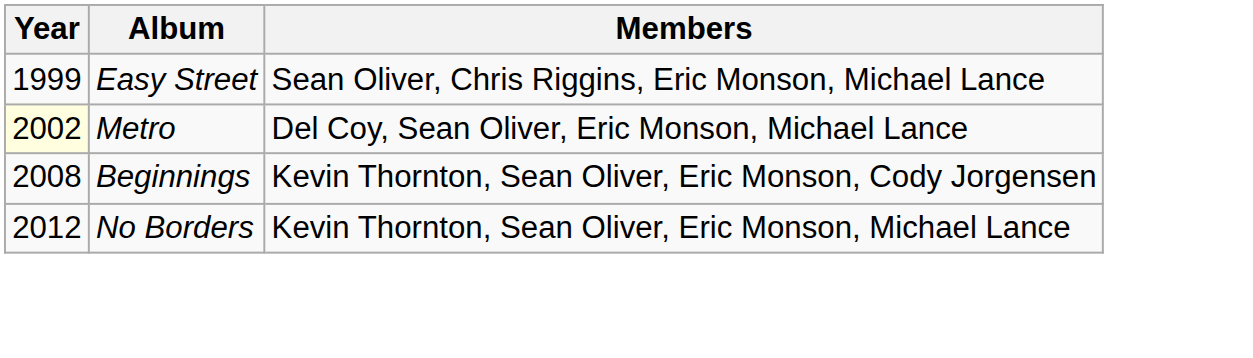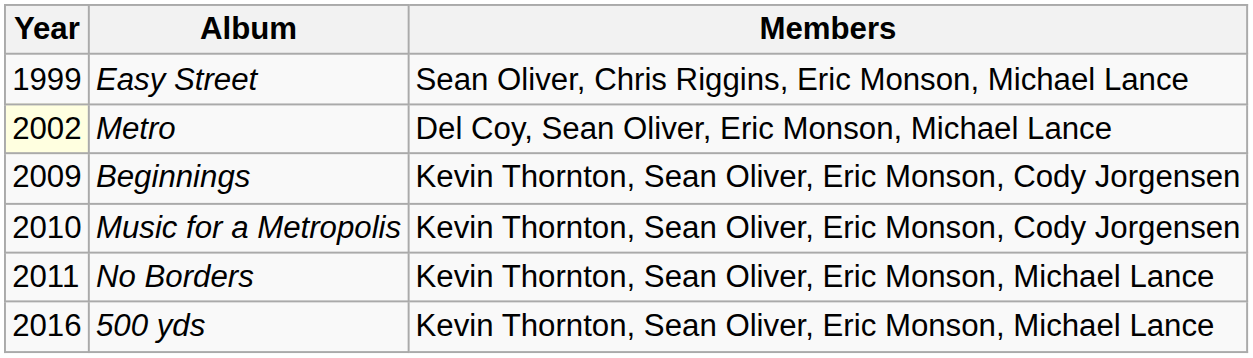(47, 177) 2008 -> (47, 177) 2009
+ row: (249, 227)
(47, 227) 2012 -> (46, 276) 2011
+ row: (151, 326)
